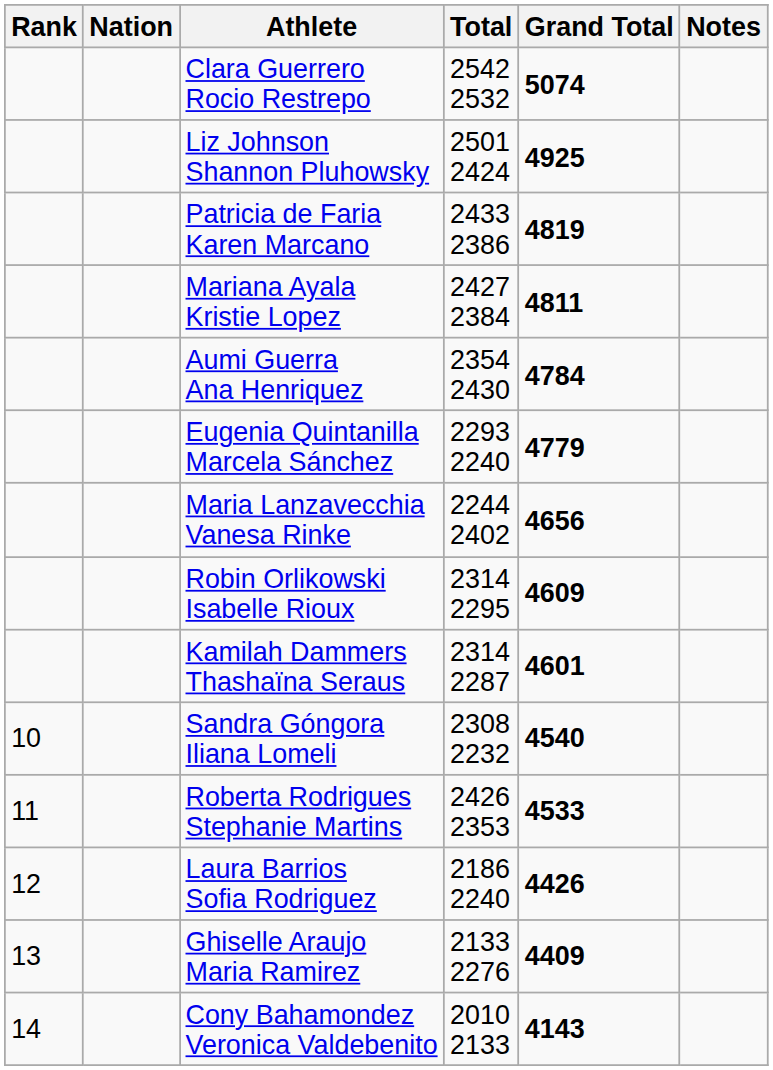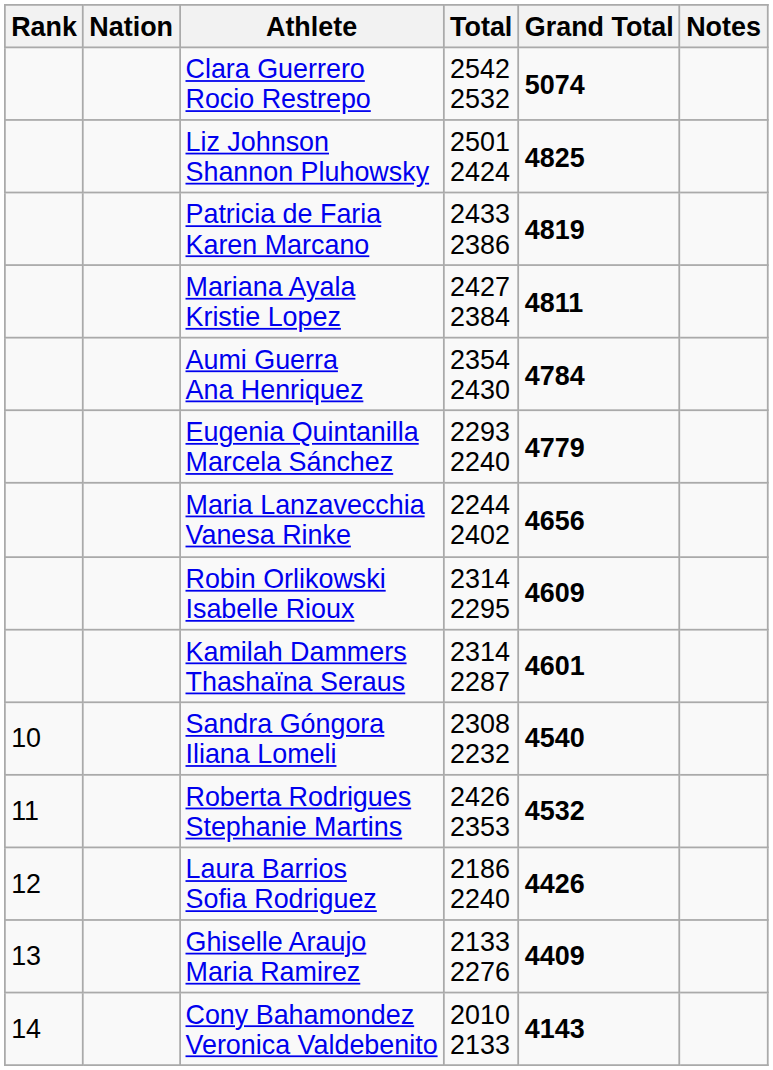(555, 157) 4925 -> (555, 157) 4825
(555, 811) 4533 -> (555, 811) 4532
